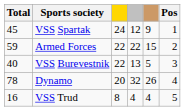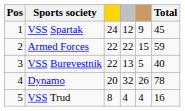columns swapped: (169, 13) <-> (19, 13)
